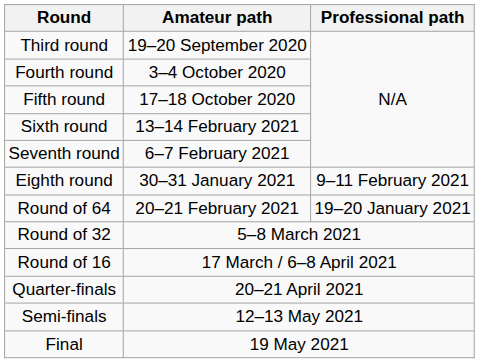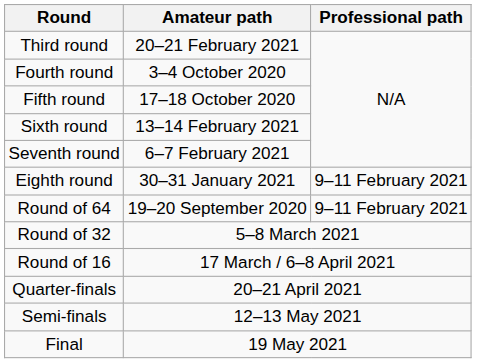(217, 45) 19–20 September 2020 -> (217, 45) 20–21 February 2021
(217, 208) 20–21 February 2021 -> (217, 208) 19–20 September 2020
(393, 208) 19–20 January 2021 -> (391, 208) 9–11 February 2021
